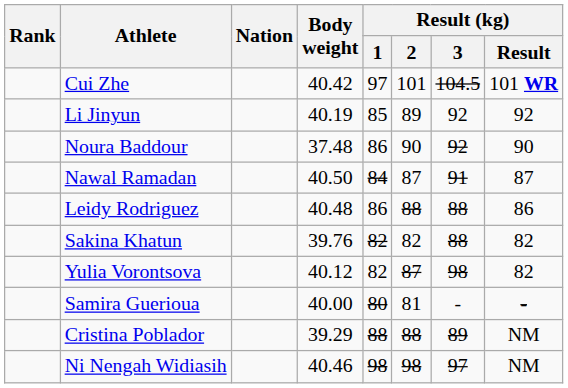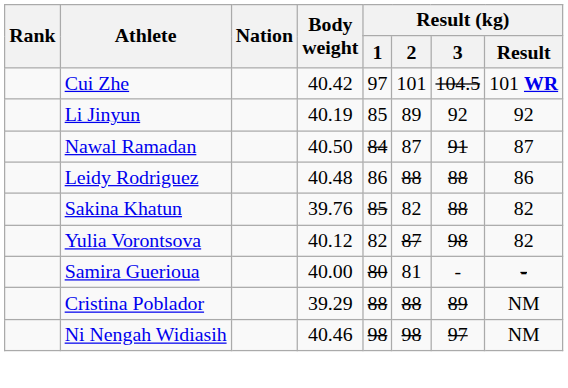- row: (126, 146)
(377, 240) 82 -> (377, 209) 85
